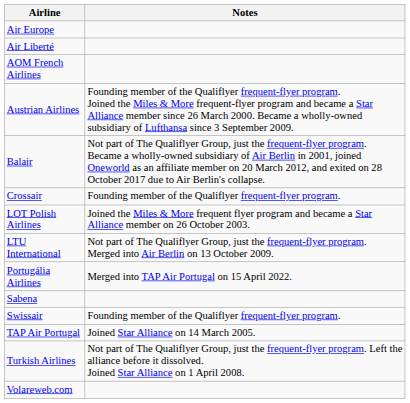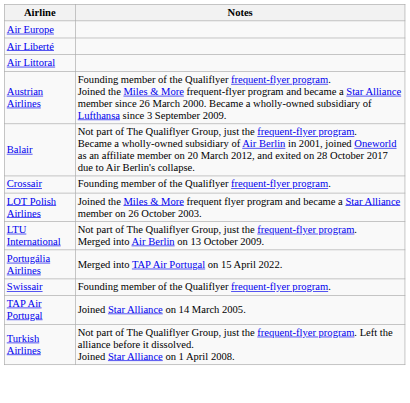+ row: (31, 63)
- row: (35, 69)
- row: (22, 299)
- row: (40, 389)
